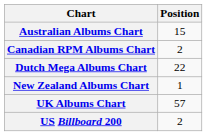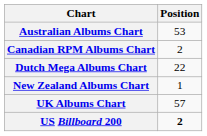(180, 31) 15 -> (180, 31) 53
(180, 121) normal -> (180, 121) bold
